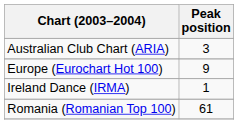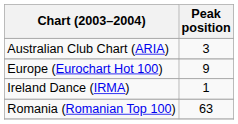(206, 108) 61 -> (206, 108) 63
